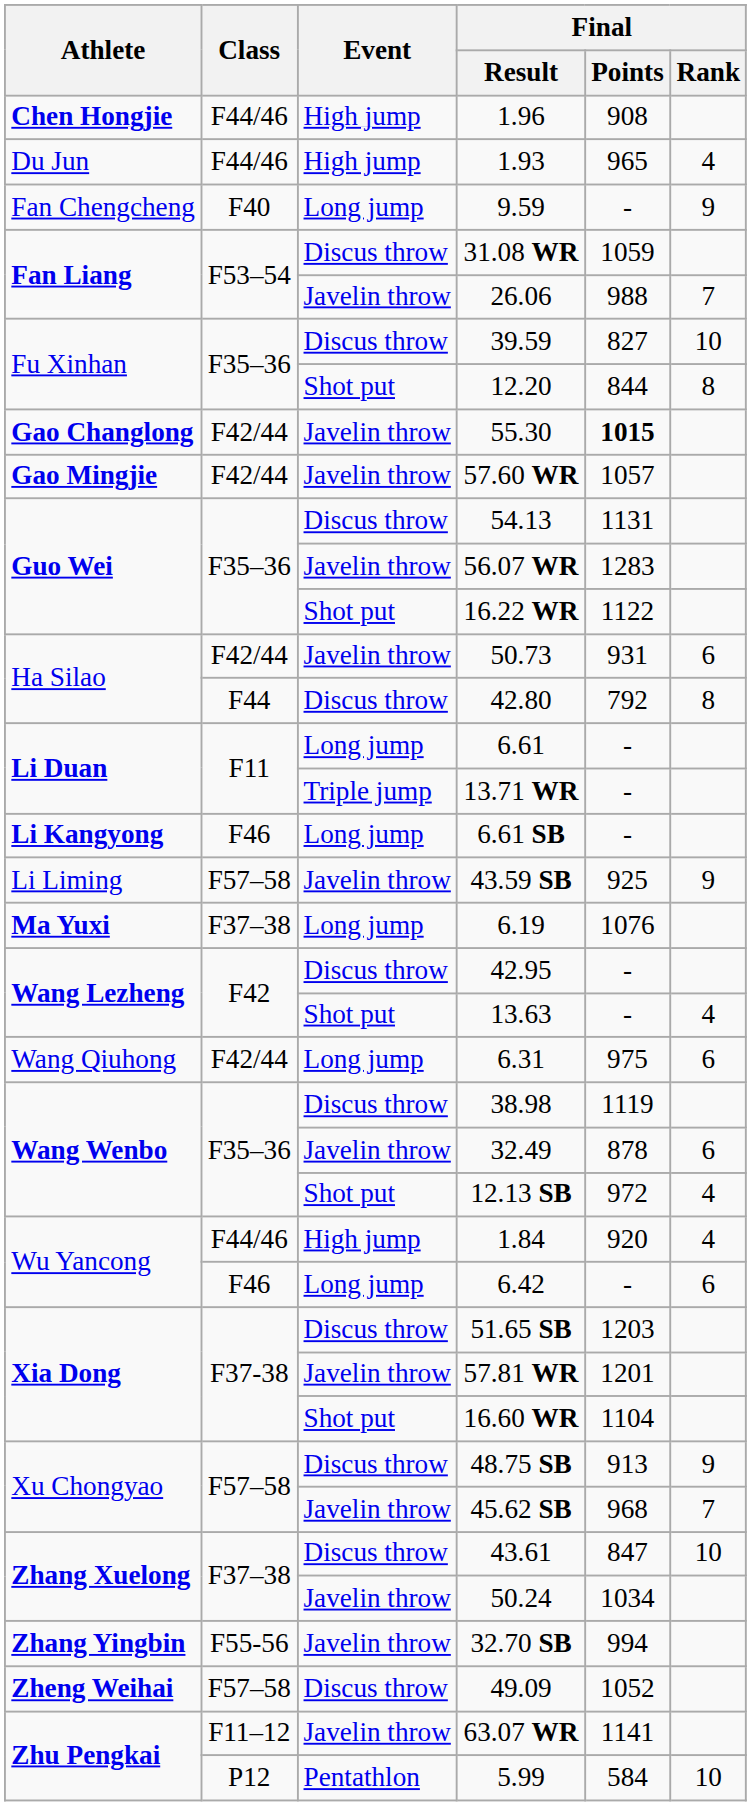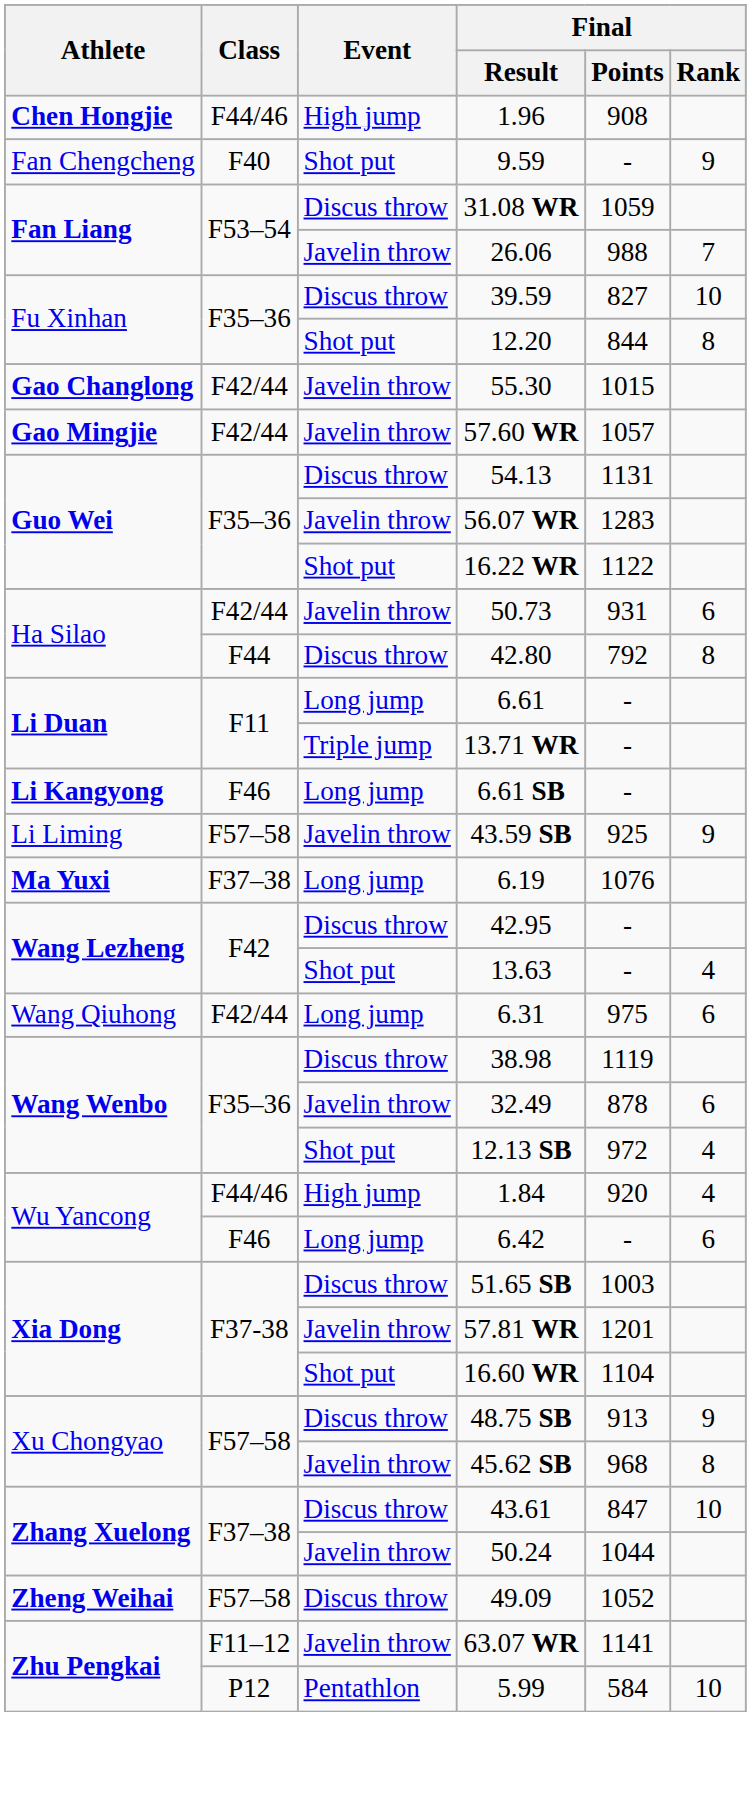- row: (521, 161)
(364, 206) Long jump -> (349, 161) Shot put
(627, 431) bold -> (627, 386) normal
(627, 1329) 1203 -> (627, 1284) 1003
(708, 1508) 7 -> (708, 1463) 8
(627, 1598) 1034 -> (627, 1553) 1044
- row: (521, 1643)
